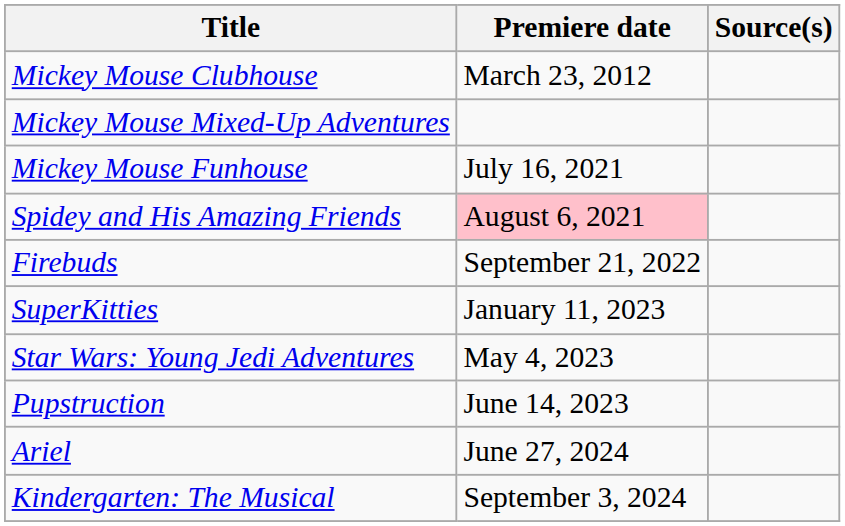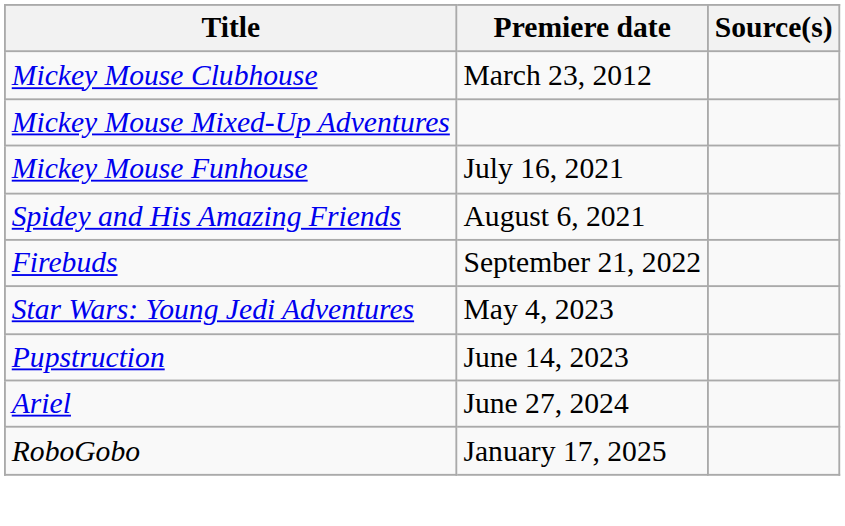(554, 215) pink background -> (554, 215) no background
- row: (85, 309)
- row: (173, 497)
+ row: (76, 450)
